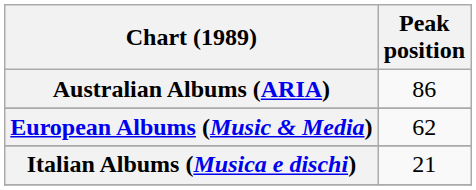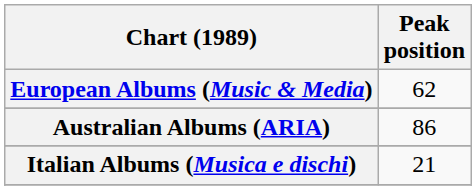rows swapped: (191, 88) <-> (191, 126)
